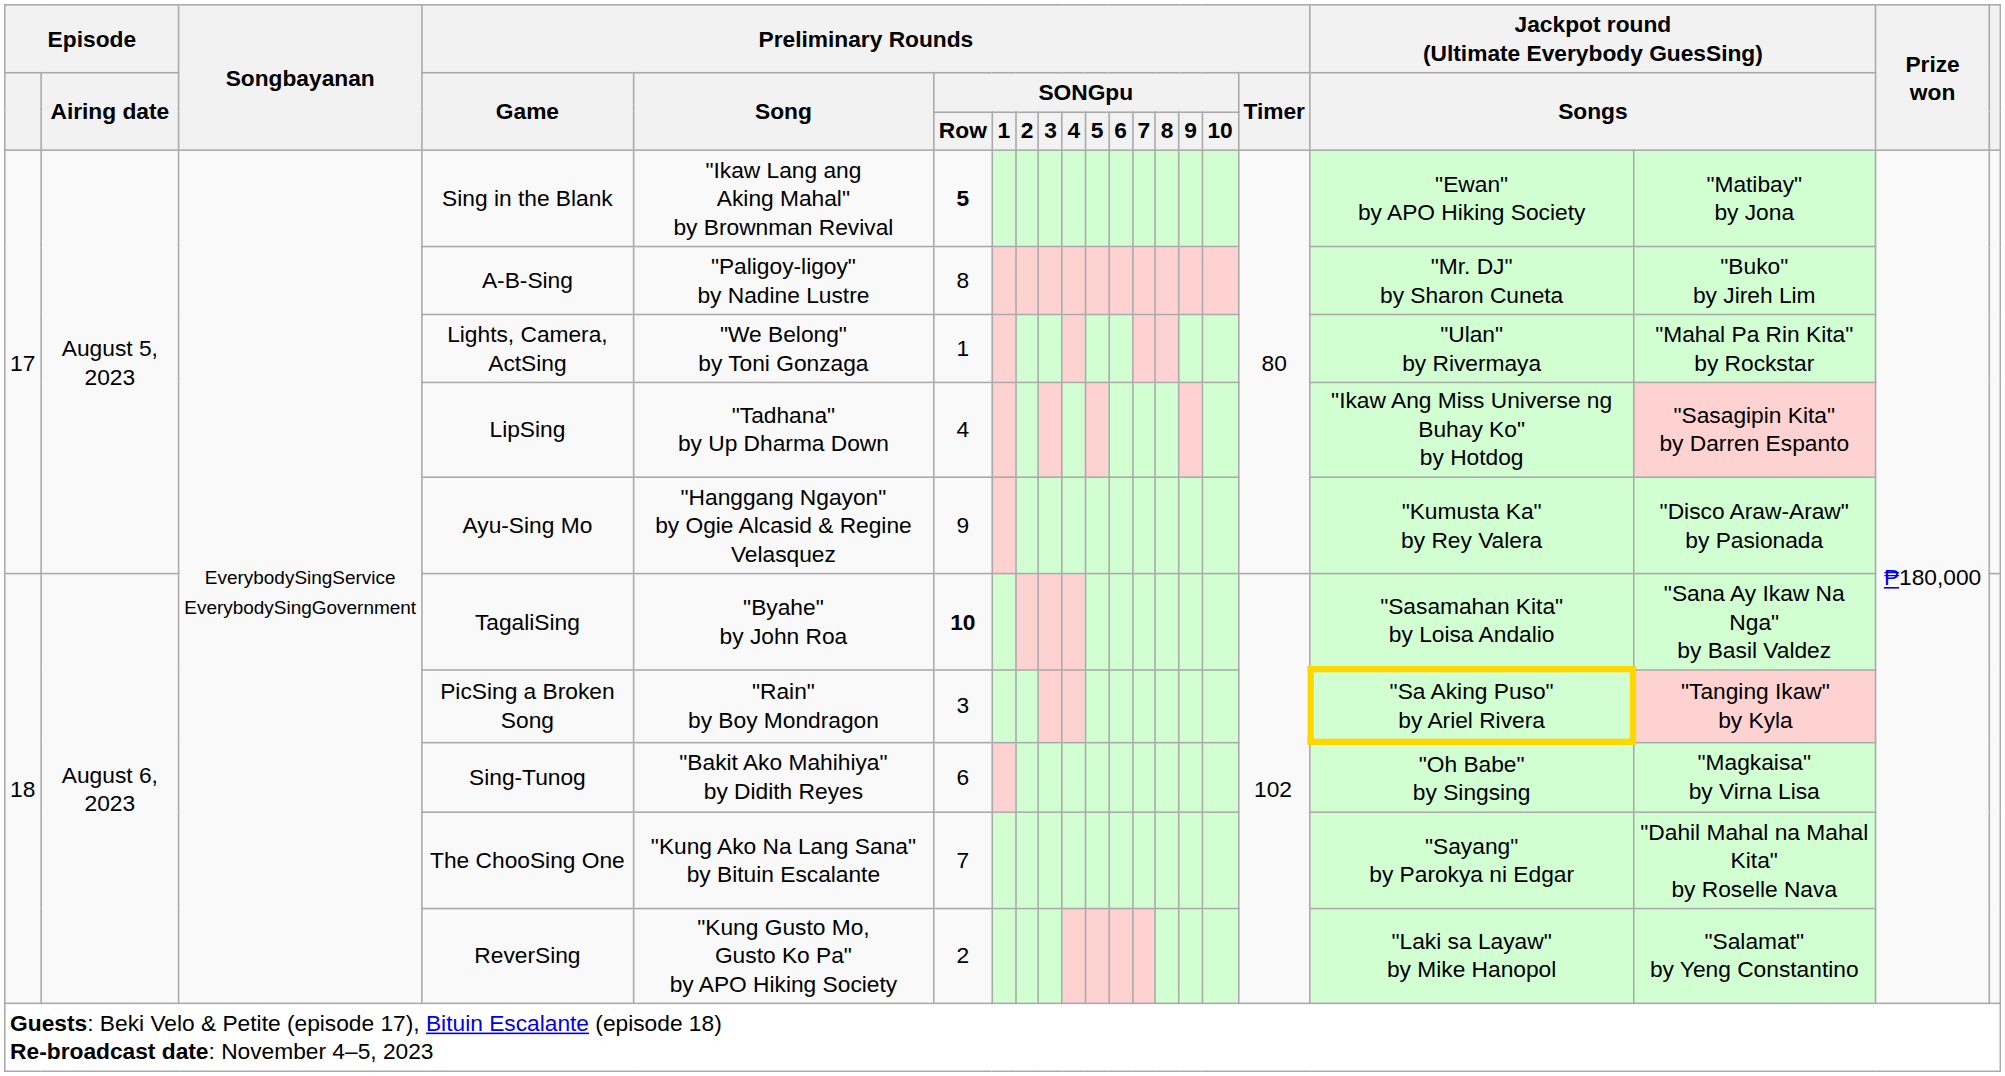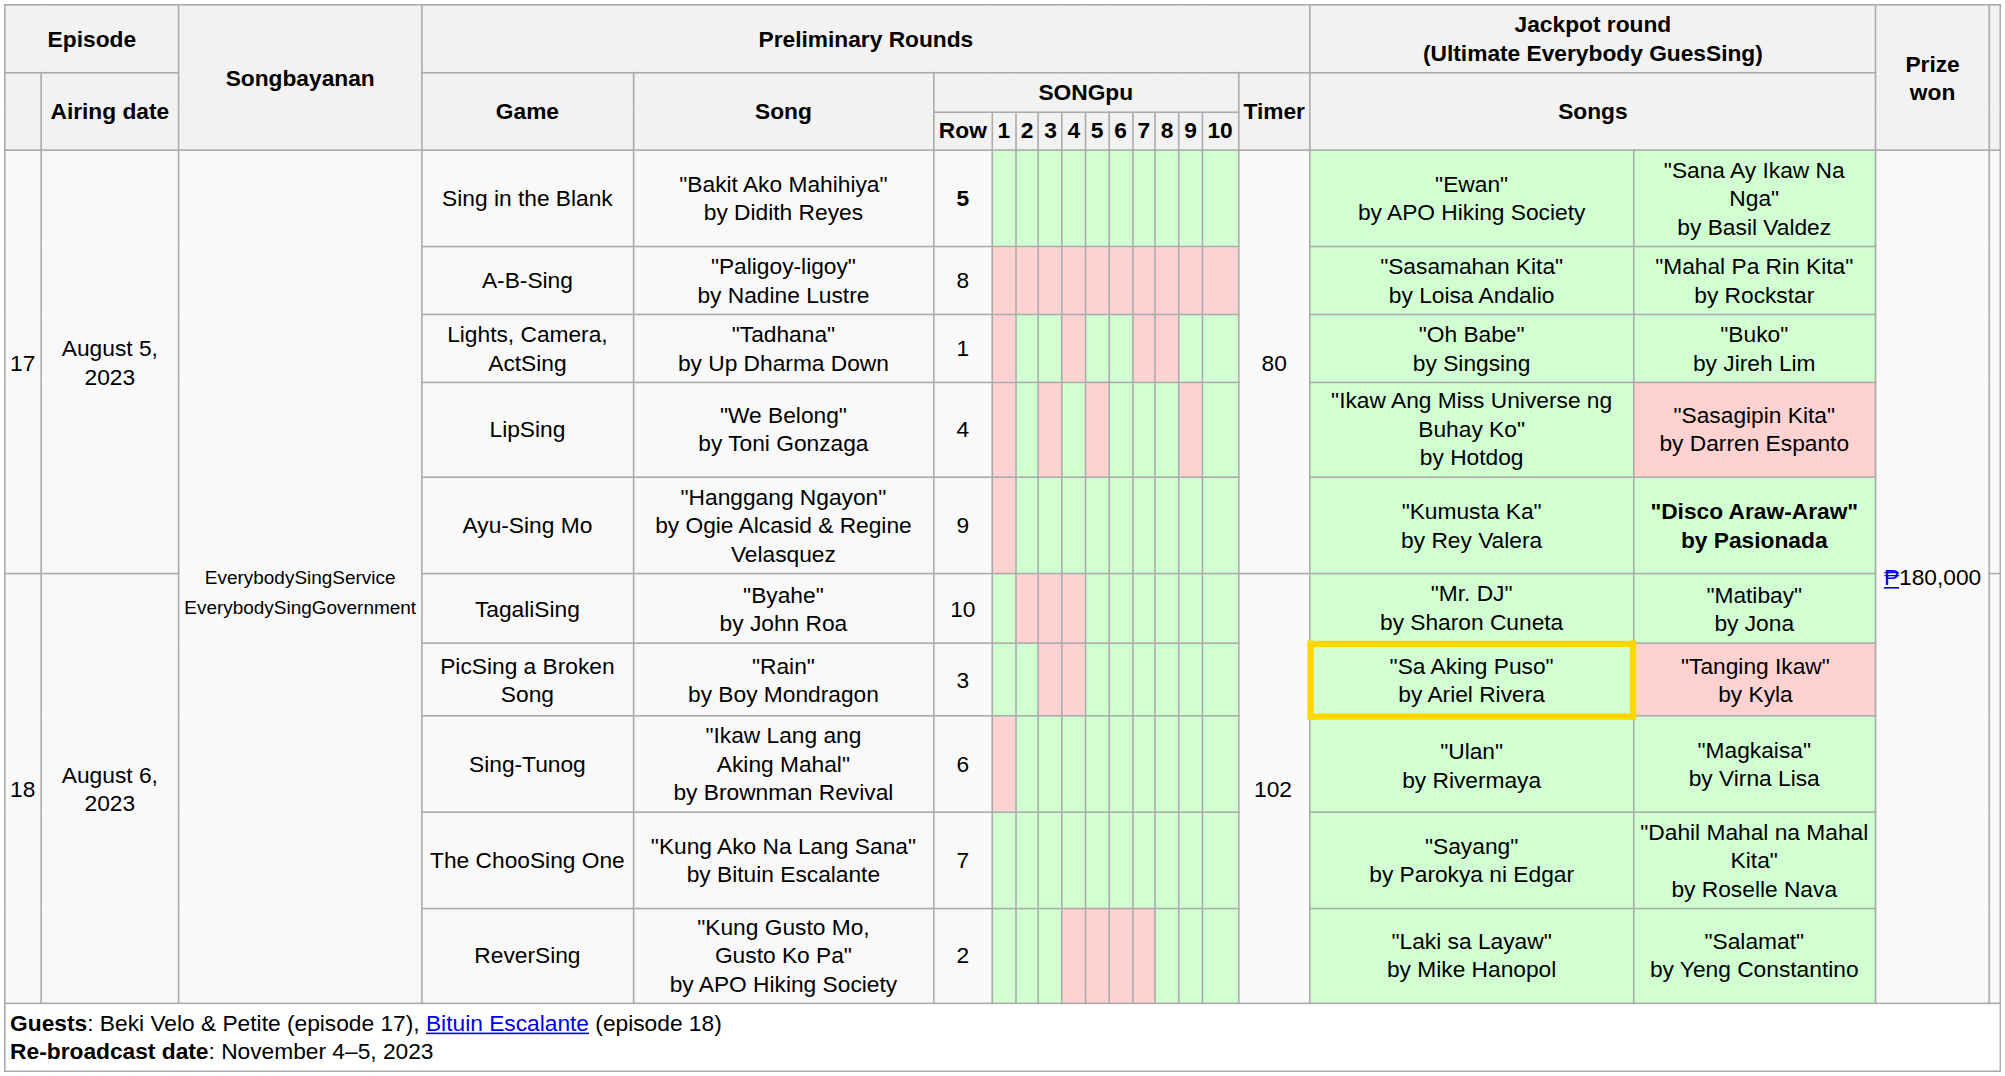(783, 199) "Ikaw Lang ang Aking Mahal" by Brownman Revival -> (783, 199) "Bakit Ako Mahihiya" by Didith Reyes
(1754, 199) "Matibay" by Jona -> (1754, 199) "Sana Ay Ikaw Na Nga" by Basil Valdez
(1472, 281) "Mr. DJ" by Sharon Cuneta -> (1472, 281) "Sasamahan Kita" by Loisa Andalio
(1754, 281) "Buko" by Jireh Lim -> (1754, 281) "Mahal Pa Rin Kita" by Rockstar
(783, 348) "We Belong" by Toni Gonzaga -> (783, 348) "Tadhana" by Up Dharma Down
(1472, 348) "Ulan" by Rivermaya -> (1472, 348) "Oh Babe" by Singsing
(1754, 348) "Mahal Pa Rin Kita" by Rockstar -> (1754, 348) "Buko" by Jireh Lim
(783, 430) "Tadhana" by Up Dharma Down -> (783, 430) "We Belong" by Toni Gonzaga
(1754, 526) normal -> (1754, 526) bold
(963, 622) bold -> (963, 609) normal
(1472, 621) "Sasamahan Kita" by Loisa Andalio -> (1472, 608) "Mr. DJ" by Sharon Cuneta
(1754, 622) "Sana Ay Ikaw Na Nga" by Basil Valdez -> (1754, 609) "Matibay" by Jona
(783, 777) "Bakit Ako Mahihiya" by Didith Reyes -> (783, 764) "Ikaw Lang ang Aking Mahal" by Brownman Revival
(1472, 778) "Oh Babe" by Singsing -> (1472, 765) "Ulan" by Rivermaya
